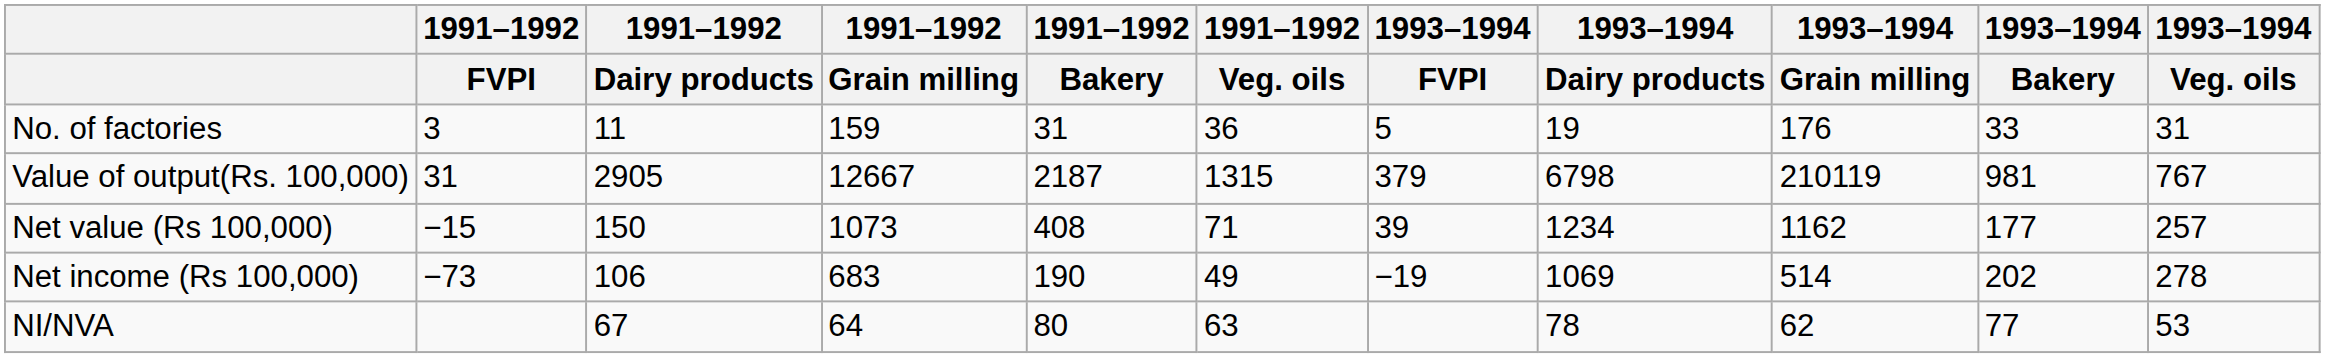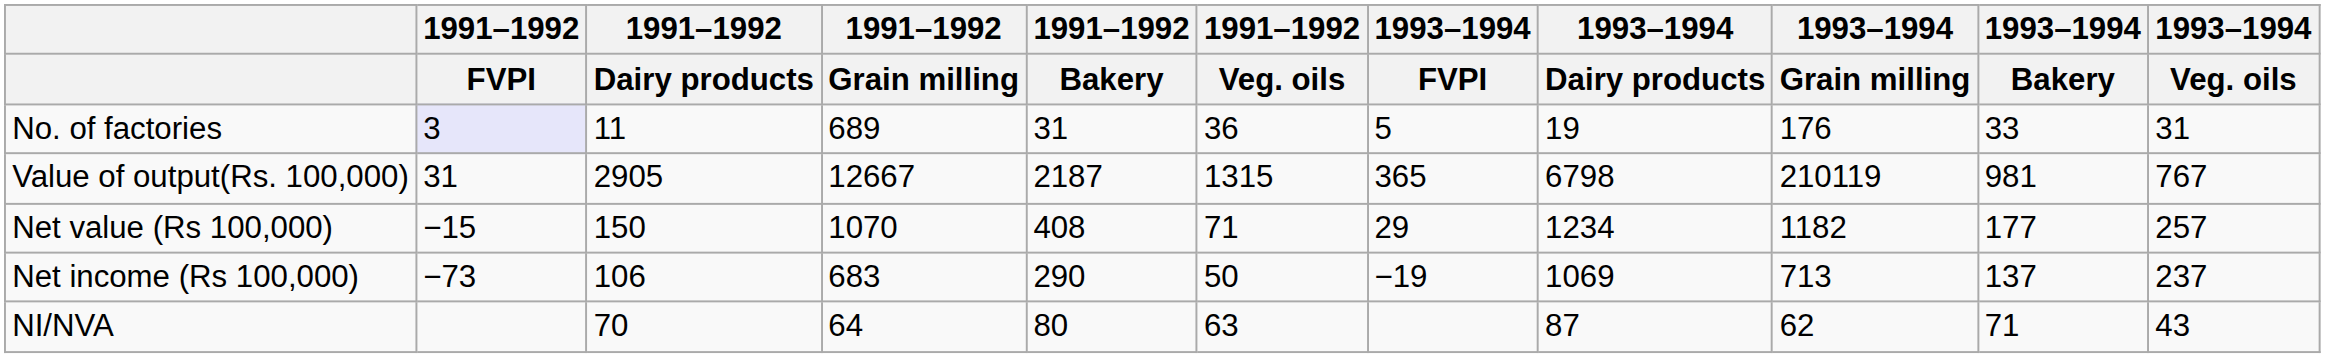(432, 128) no background -> (432, 128) lavender background
(854, 128) 159 -> (854, 128) 689
(1401, 177) 379 -> (1401, 177) 365
(863, 227) 1073 -> (863, 227) 1070
(1392, 227) 39 -> (1392, 227) 29
(1813, 227) 1162 -> (1813, 227) 1182
(1059, 276) 190 -> (1059, 276) 290
(1221, 276) 49 -> (1221, 276) 50
(1806, 276) 514 -> (1806, 276) 713
(2011, 276) 202 -> (2011, 276) 137
(2181, 276) 278 -> (2181, 276) 237
(611, 326) 67 -> (611, 326) 70
(1562, 326) 78 -> (1562, 326) 87
(2002, 326) 77 -> (2002, 326) 71
(2173, 326) 53 -> (2173, 326) 43
